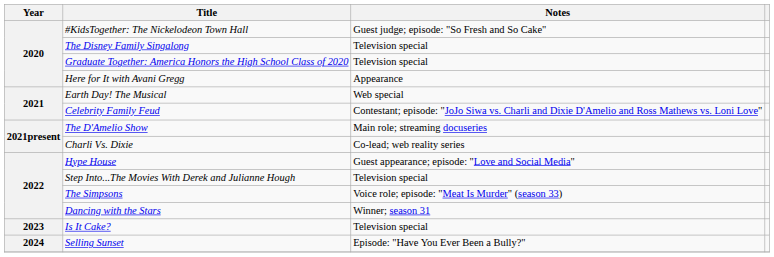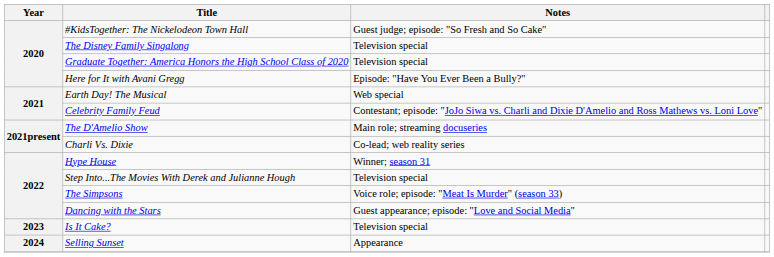(378, 78) Appearance -> (439, 78) Episode: "Have You Ever Been a Bully?"
(464, 161) Guest appearance; episode: "Love and Social Media" -> (392, 161) Winner; season 31
(392, 210) Winner; season 31 -> (464, 210) Guest appearance; episode: "Love and Social Media"
(439, 243) Episode: "Have You Ever Been a Bully?" -> (378, 243) Appearance
